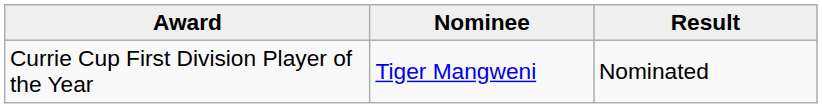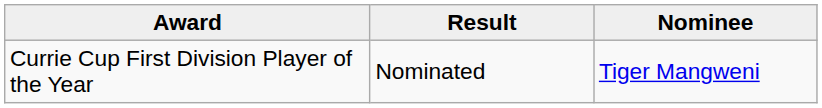columns swapped: (482, 22) <-> (705, 22)
